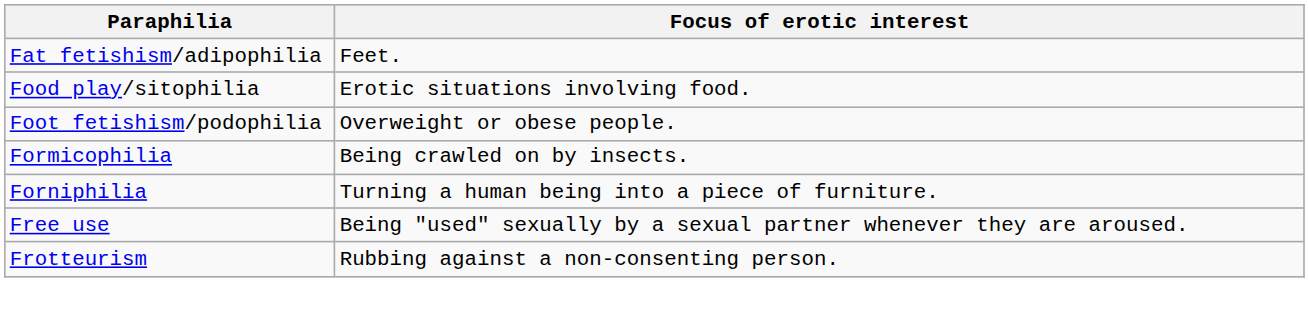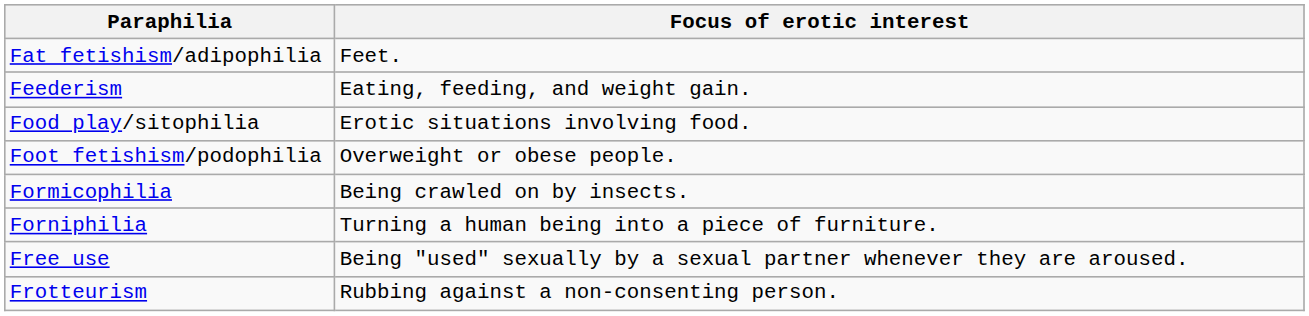+ row: (66, 90)
